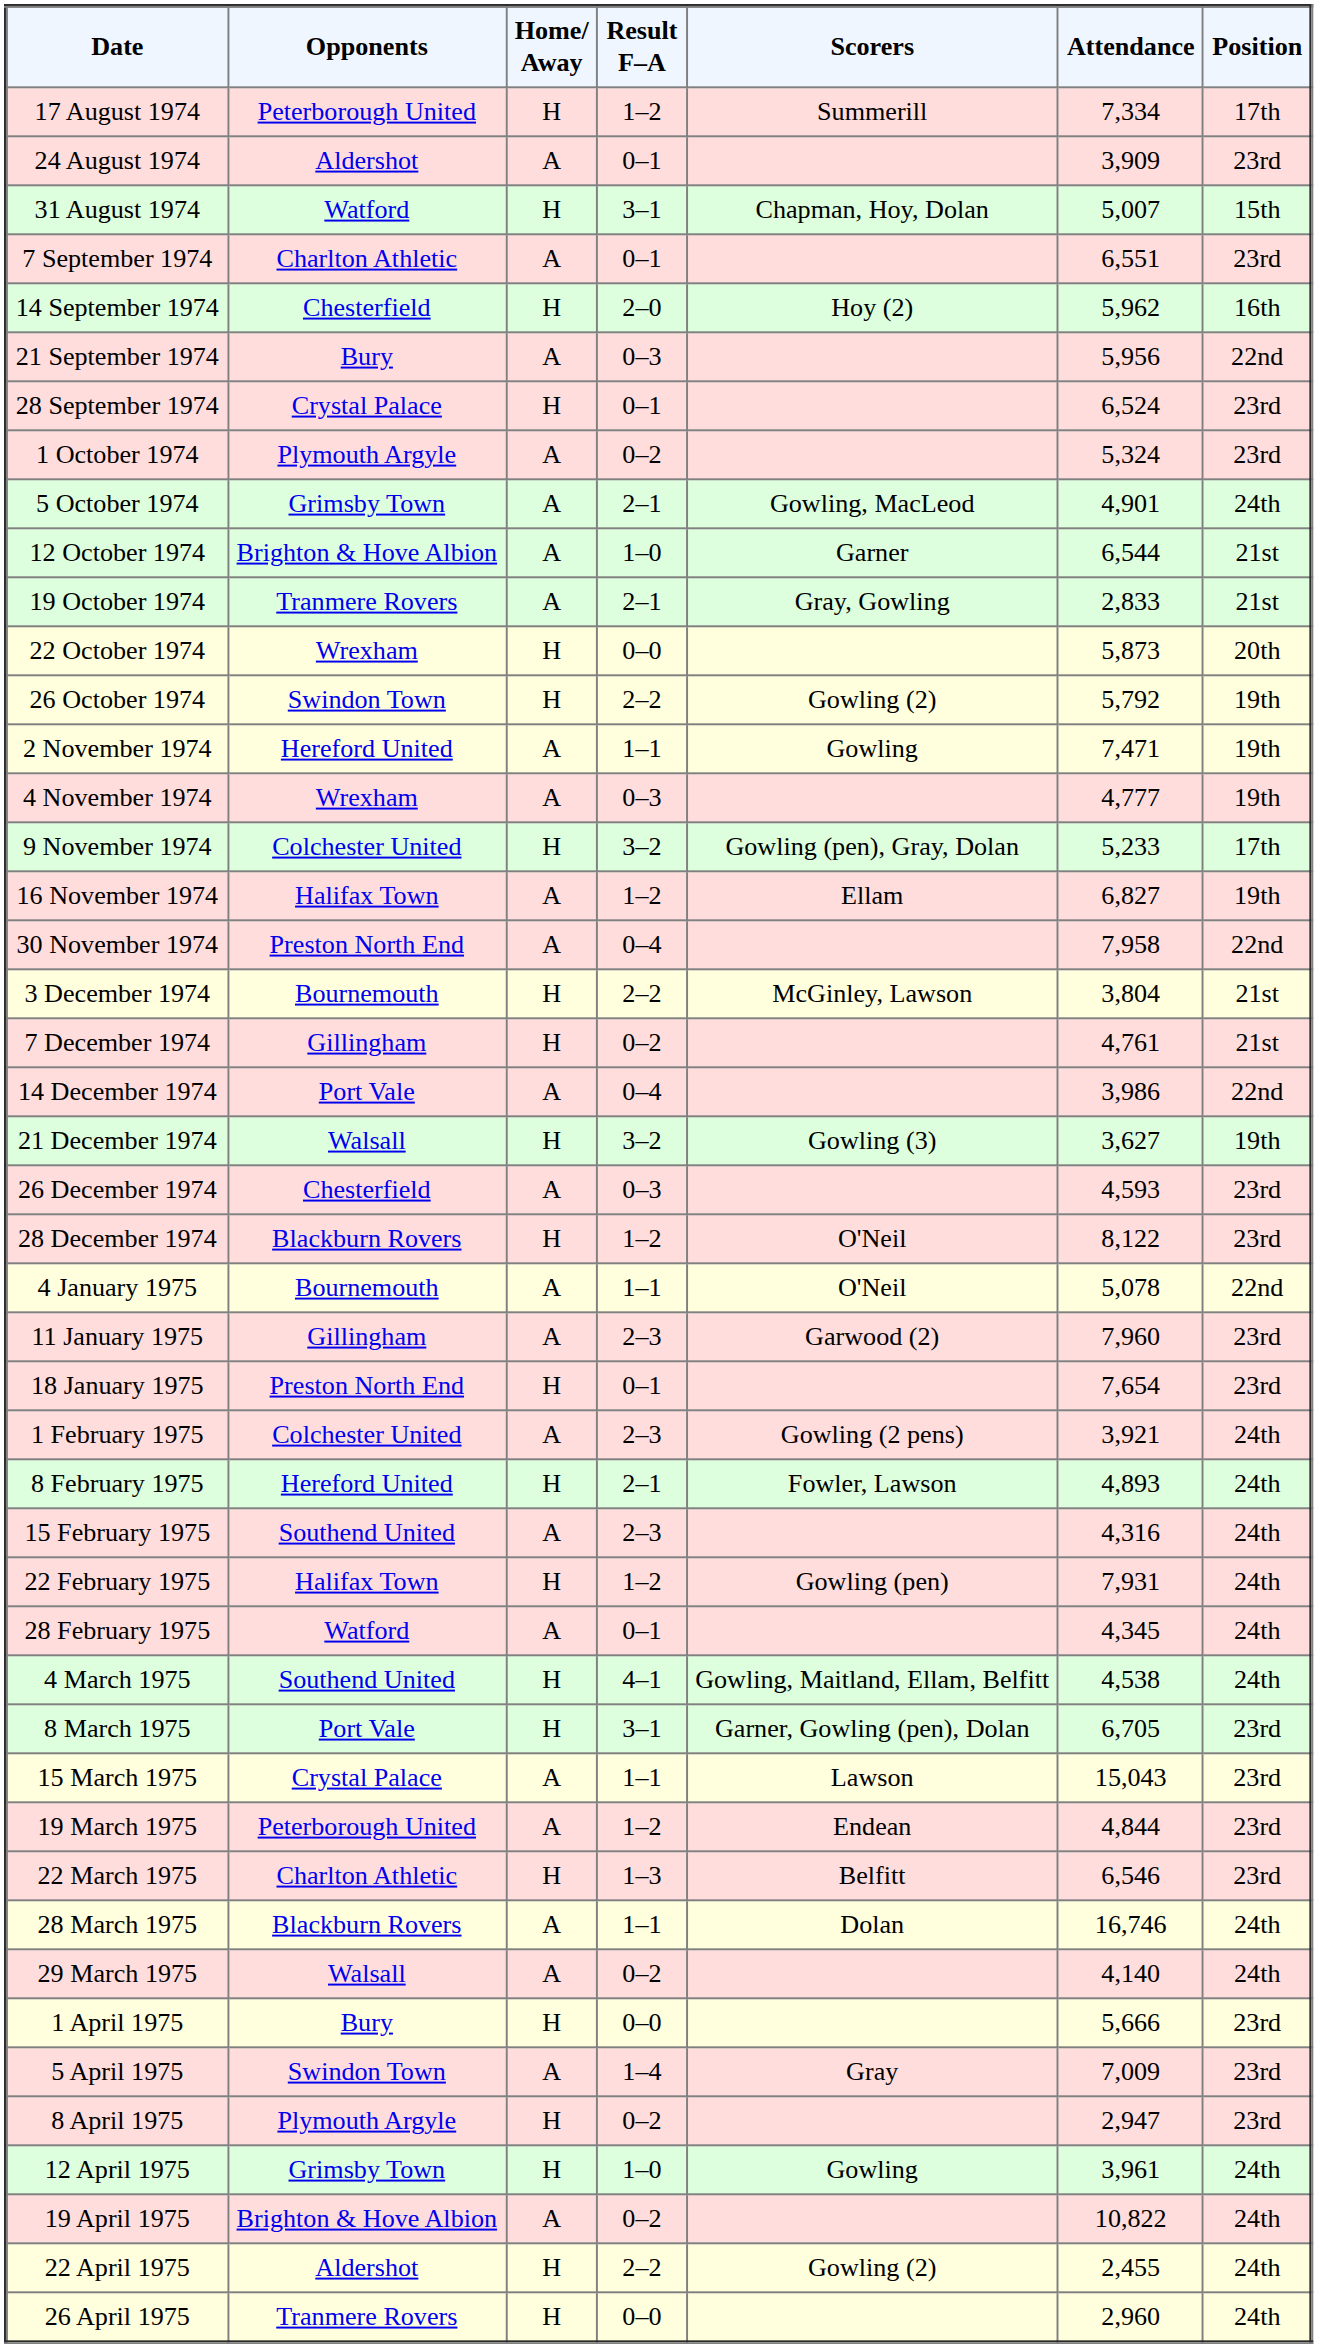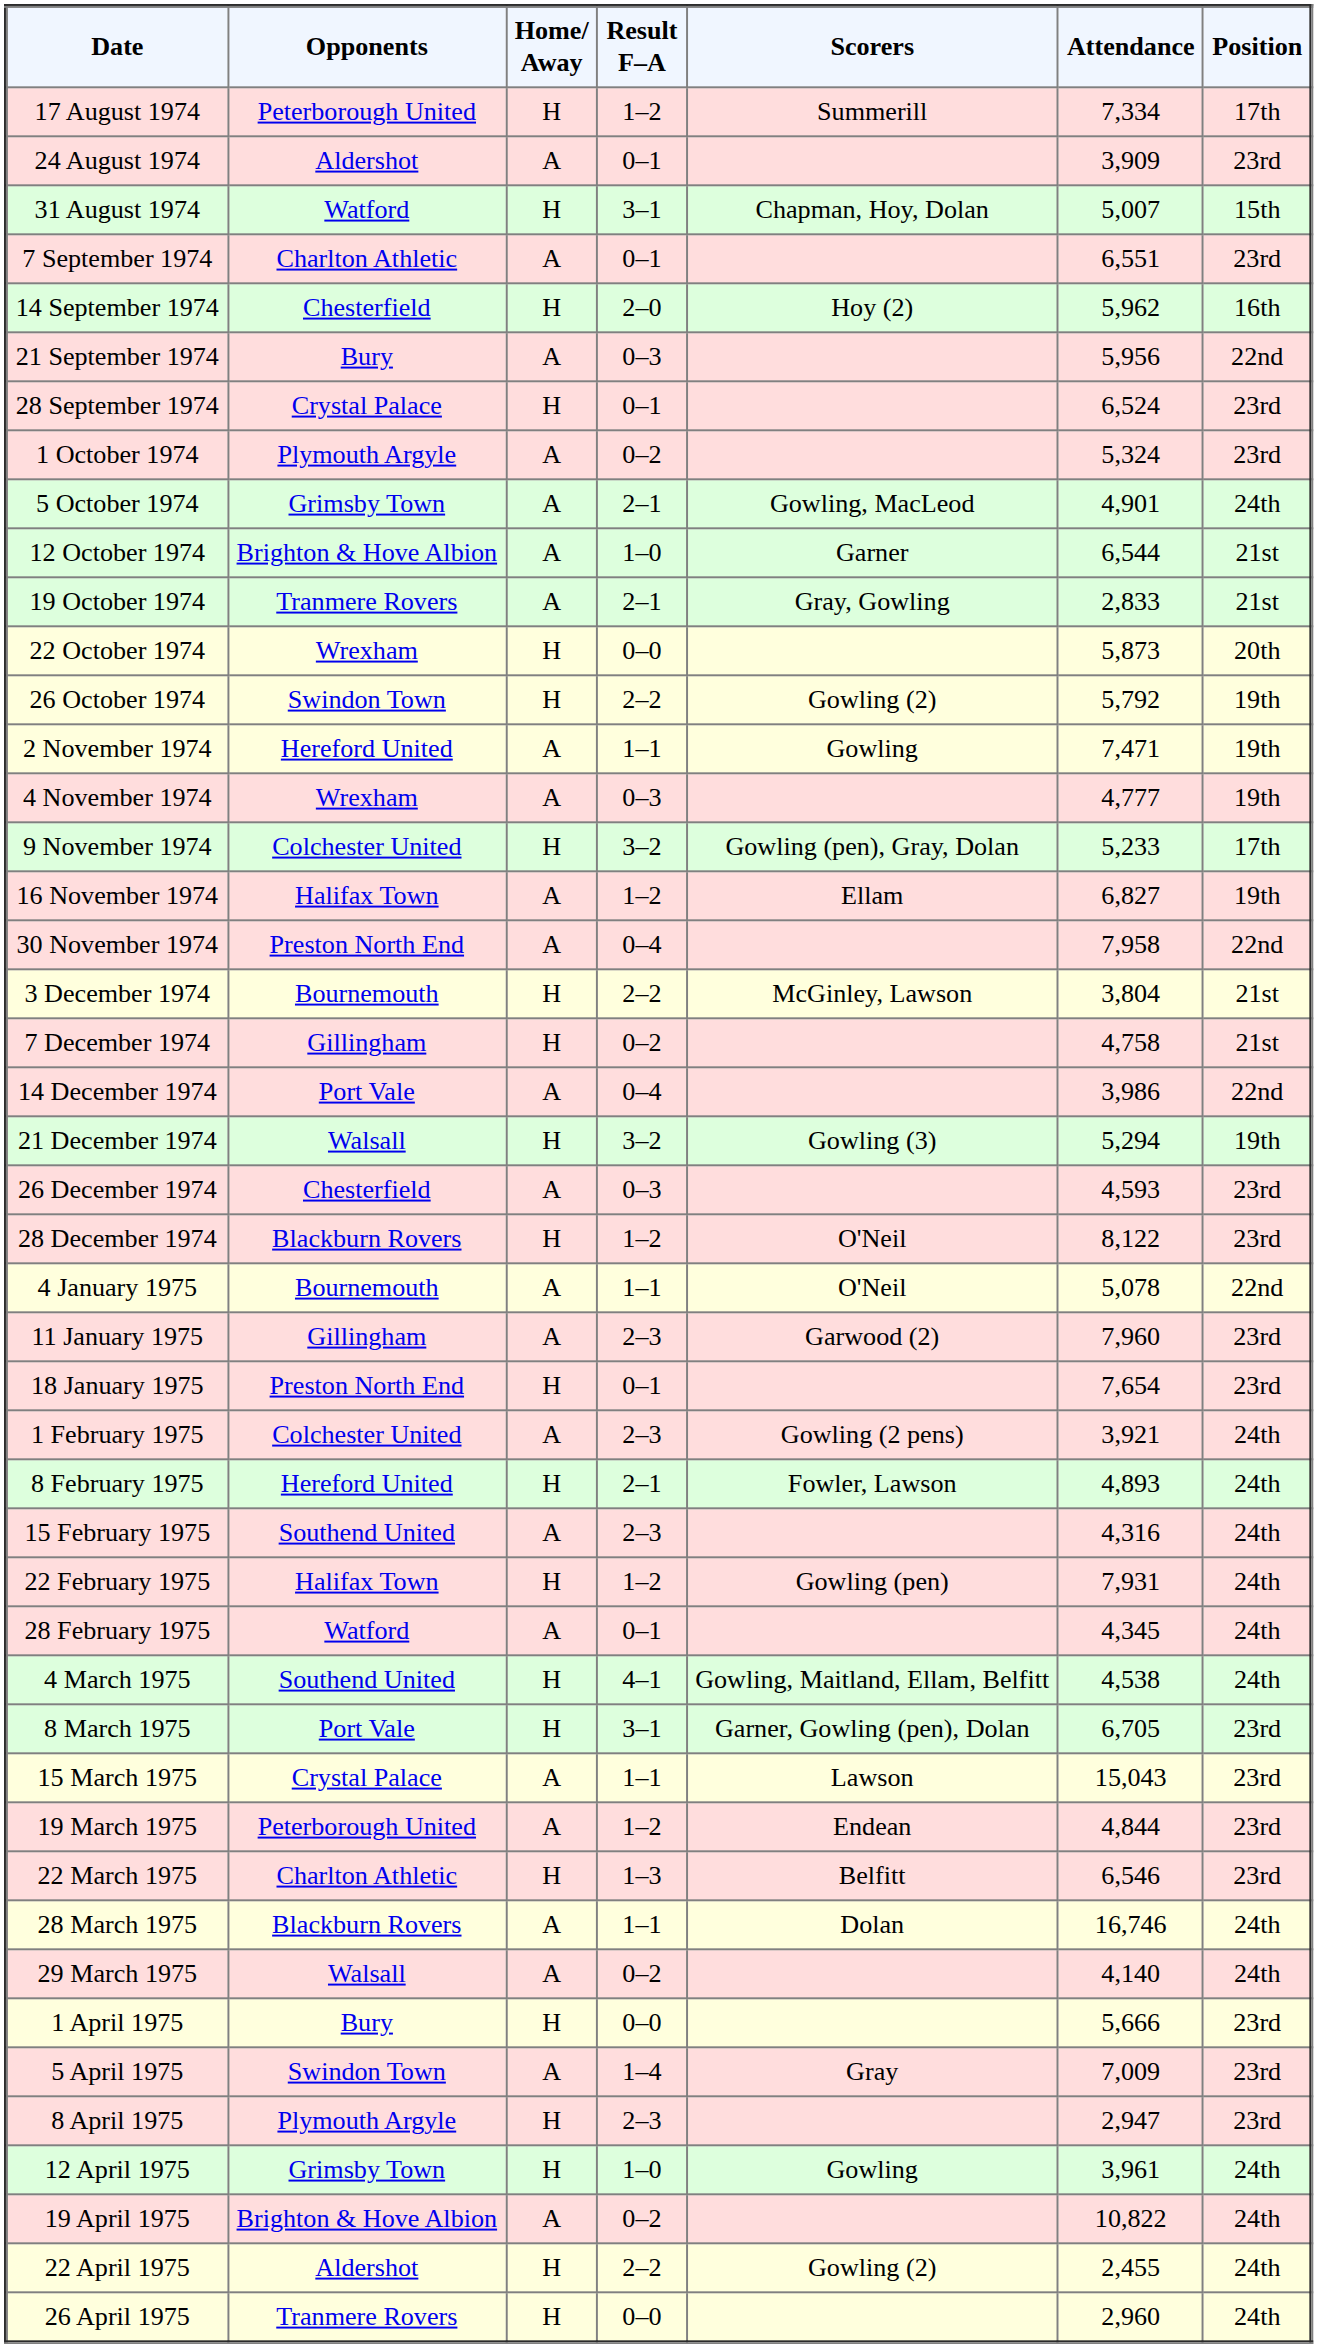(1131, 1042) 4,761 -> (1131, 1042) 4,758
(1131, 1140) 3,627 -> (1131, 1140) 5,294
(642, 2120) 0–2 -> (642, 2120) 2–3
